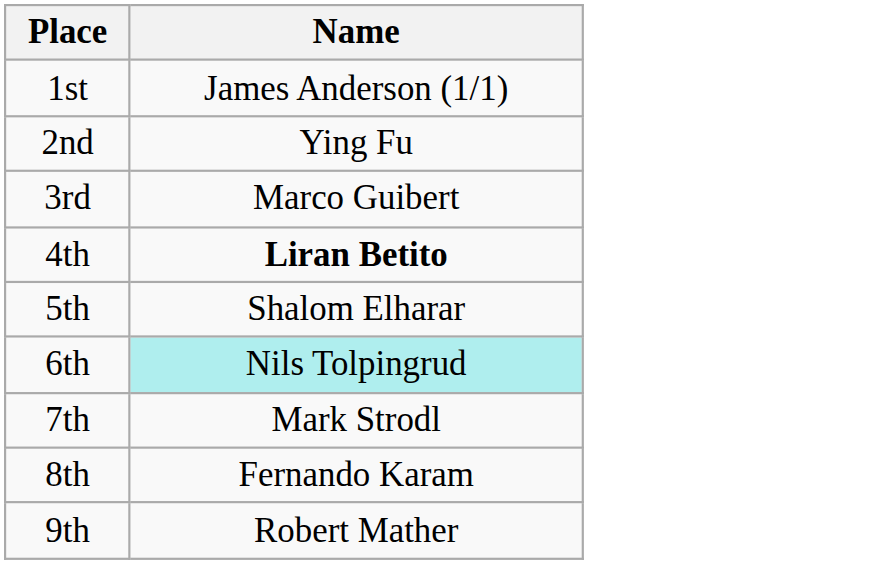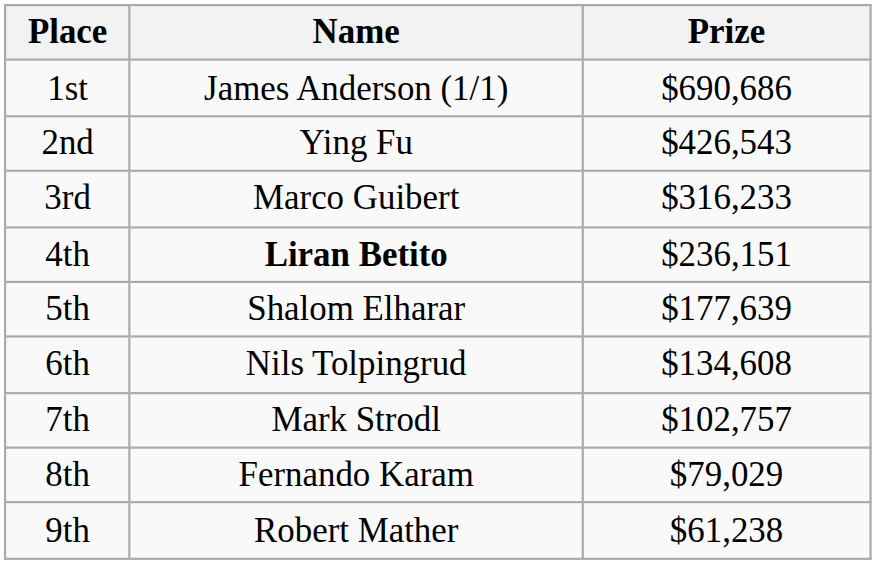+ column: (727, 32)
(356, 364) paleturquoise background -> (356, 364) no background
